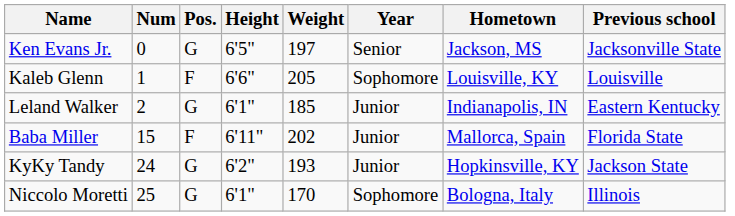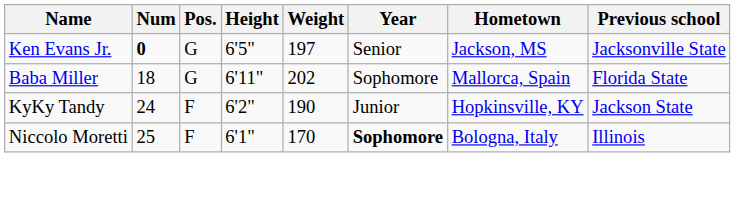(141, 48) normal -> (141, 48) bold
- row: (56, 78)
- row: (63, 107)
(146, 136) 15 -> (146, 78) 18
(189, 136) F -> (191, 78) G
(376, 136) Junior -> (395, 78) Sophomore
(191, 166) G -> (189, 107) F
(301, 166) 193 -> (301, 107) 190
(191, 195) G -> (189, 136) F
(395, 195) normal -> (398, 136) bold
